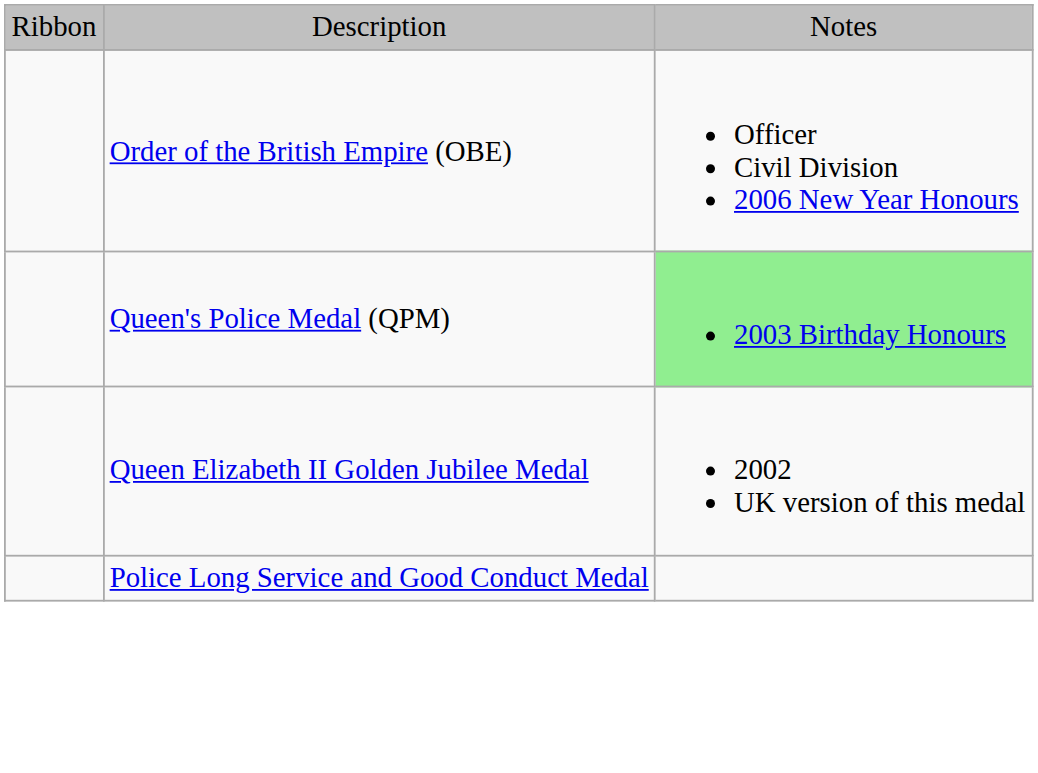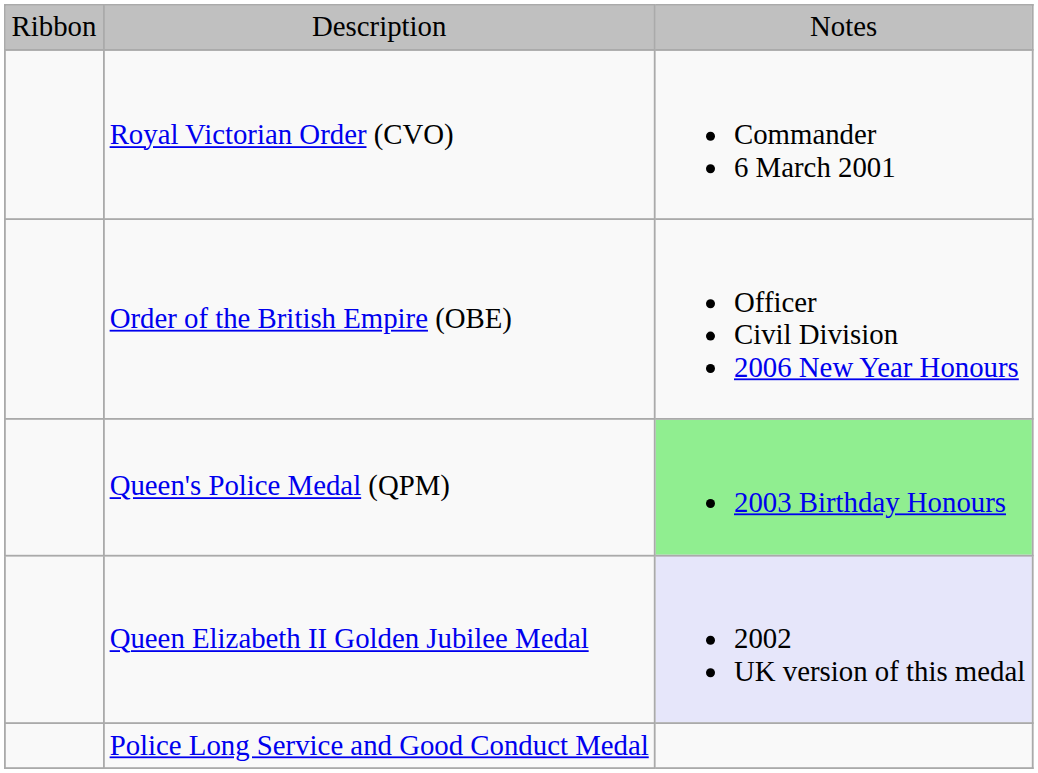+ row: (282, 134)
(844, 487) no background -> (844, 655) lavender background
